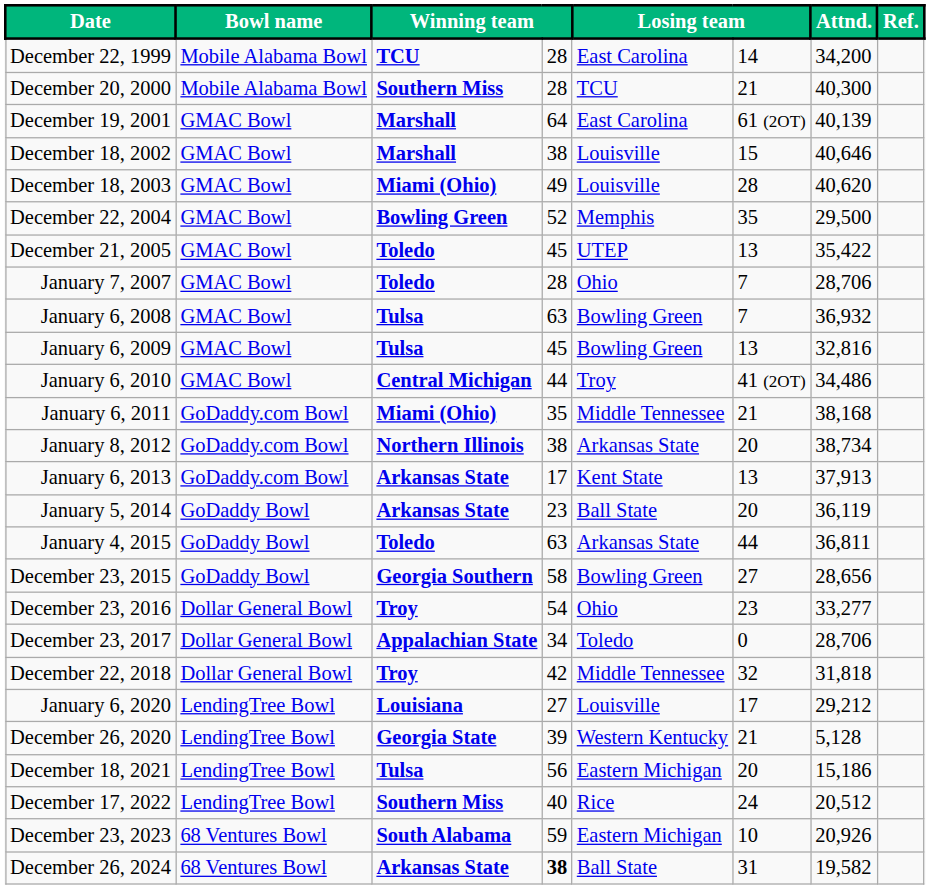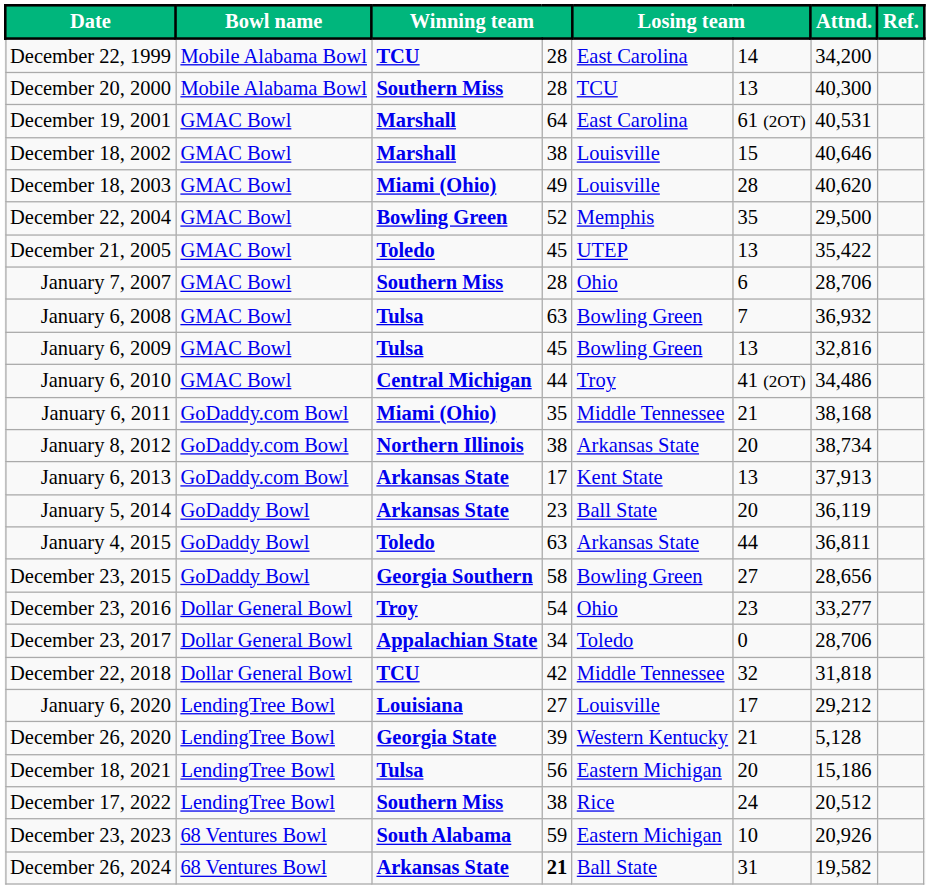(748, 88) 21 -> (748, 88) 13
(843, 120) 40,139 -> (843, 120) 40,531
(406, 283) Toledo -> (440, 283) Southern Miss
(743, 283) 7 -> (743, 283) 6
(397, 672) Troy -> (398, 672) TCU
(557, 802) 40 -> (557, 802) 38
(557, 867) 38 -> (557, 867) 21
